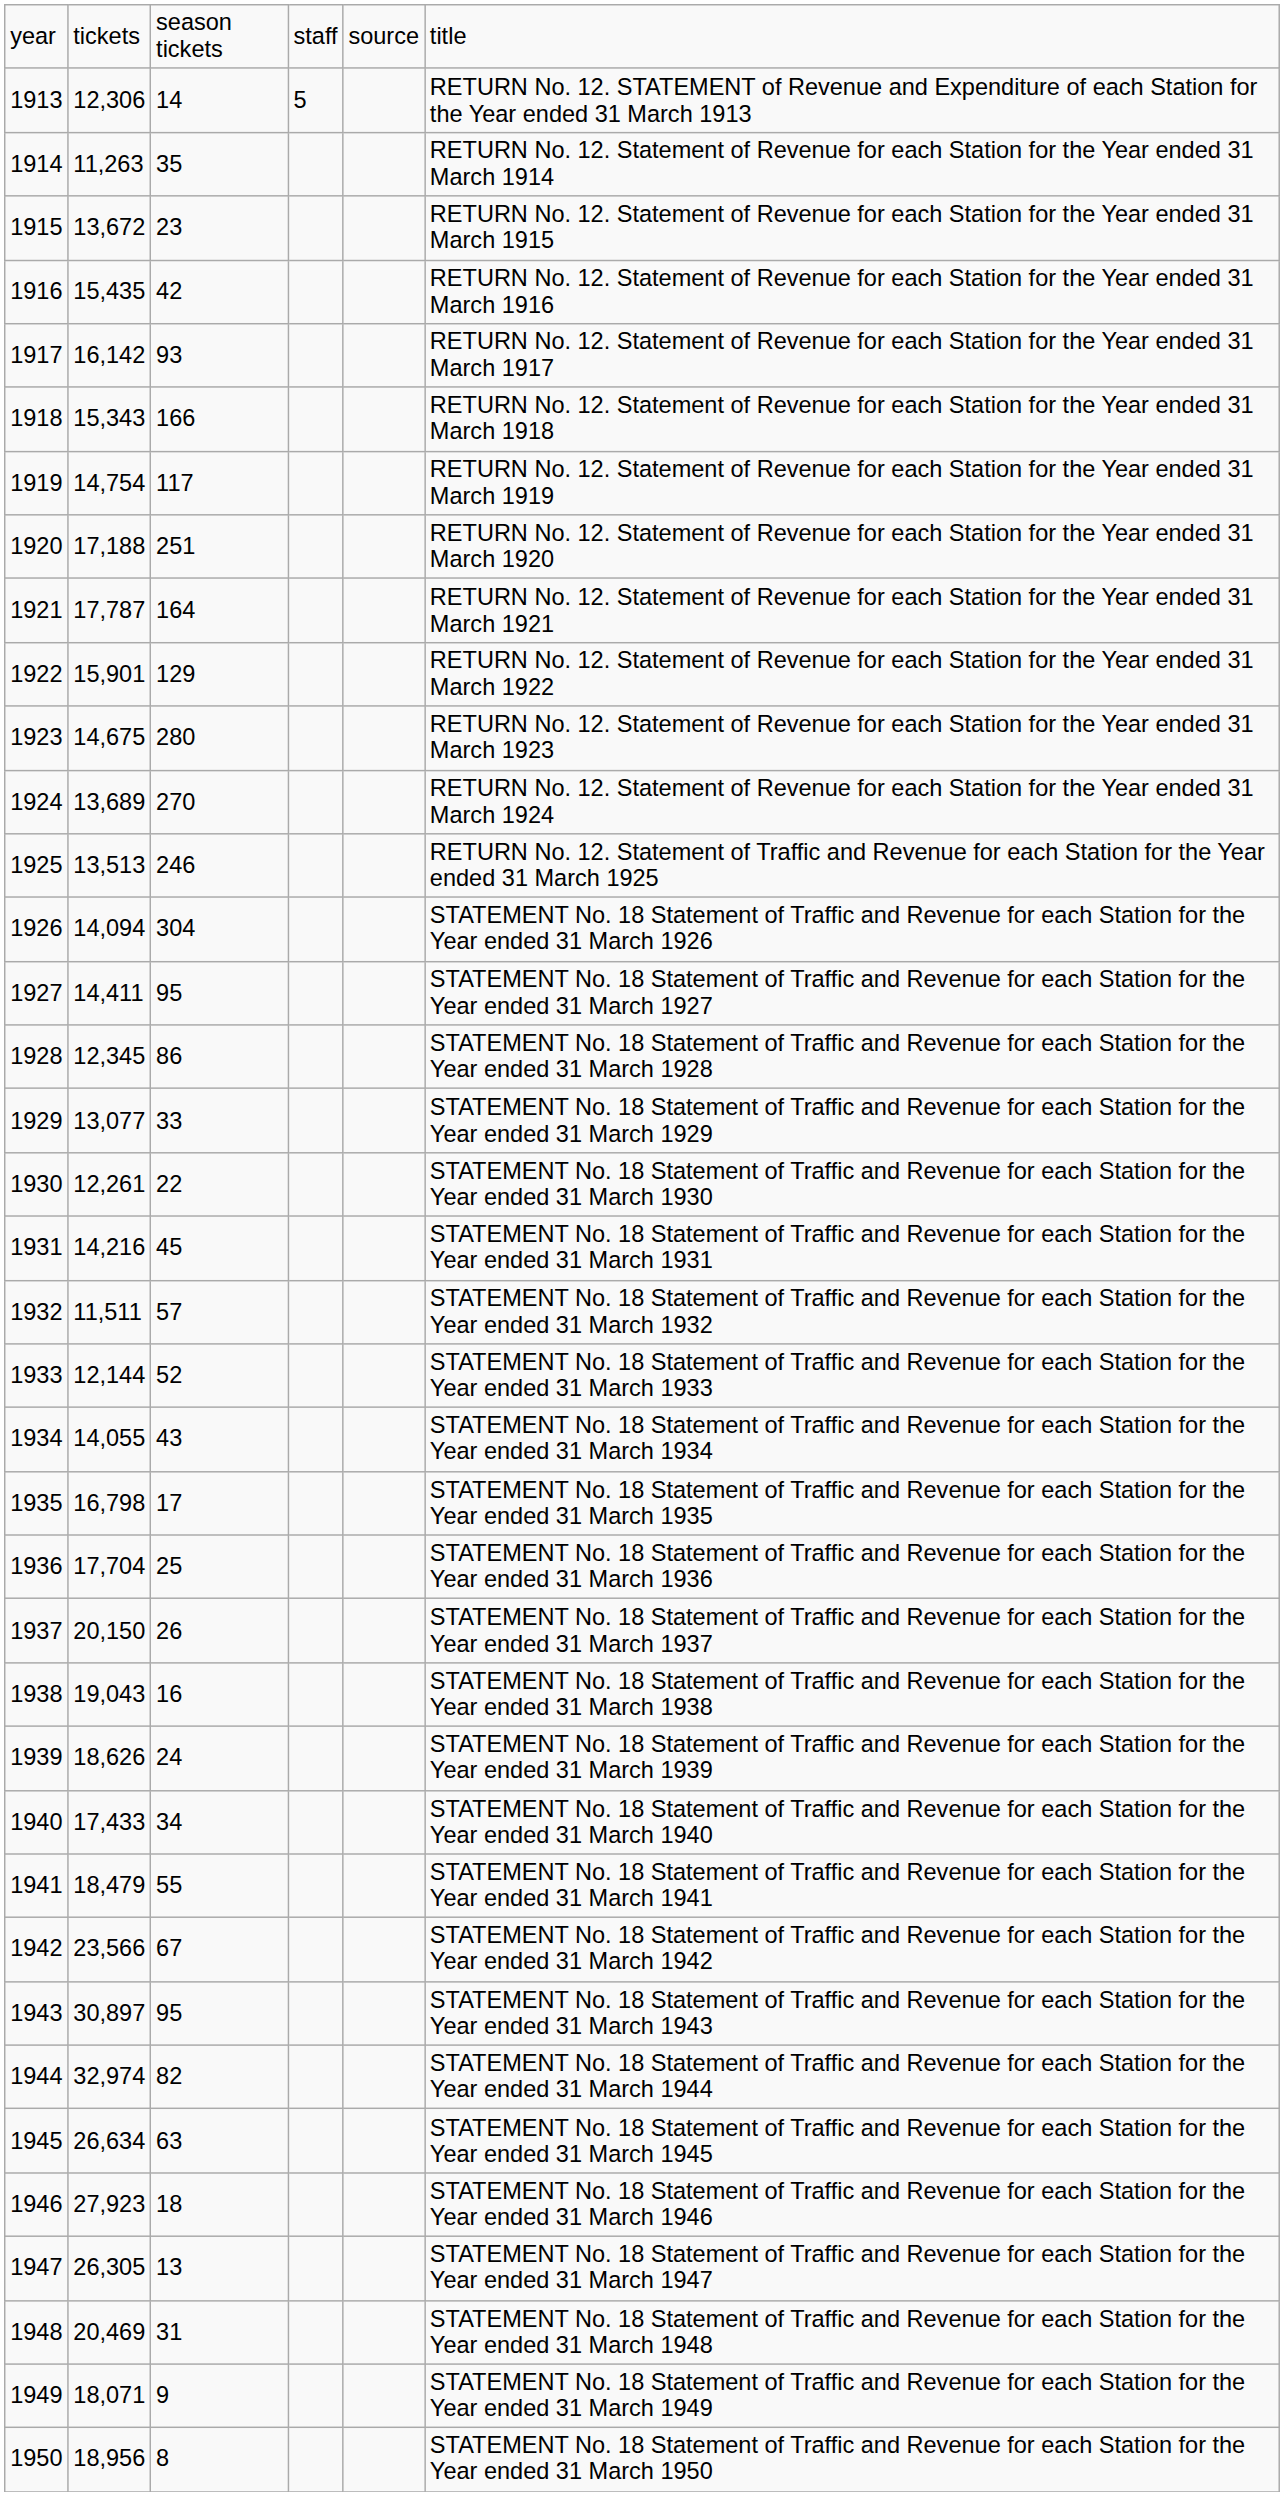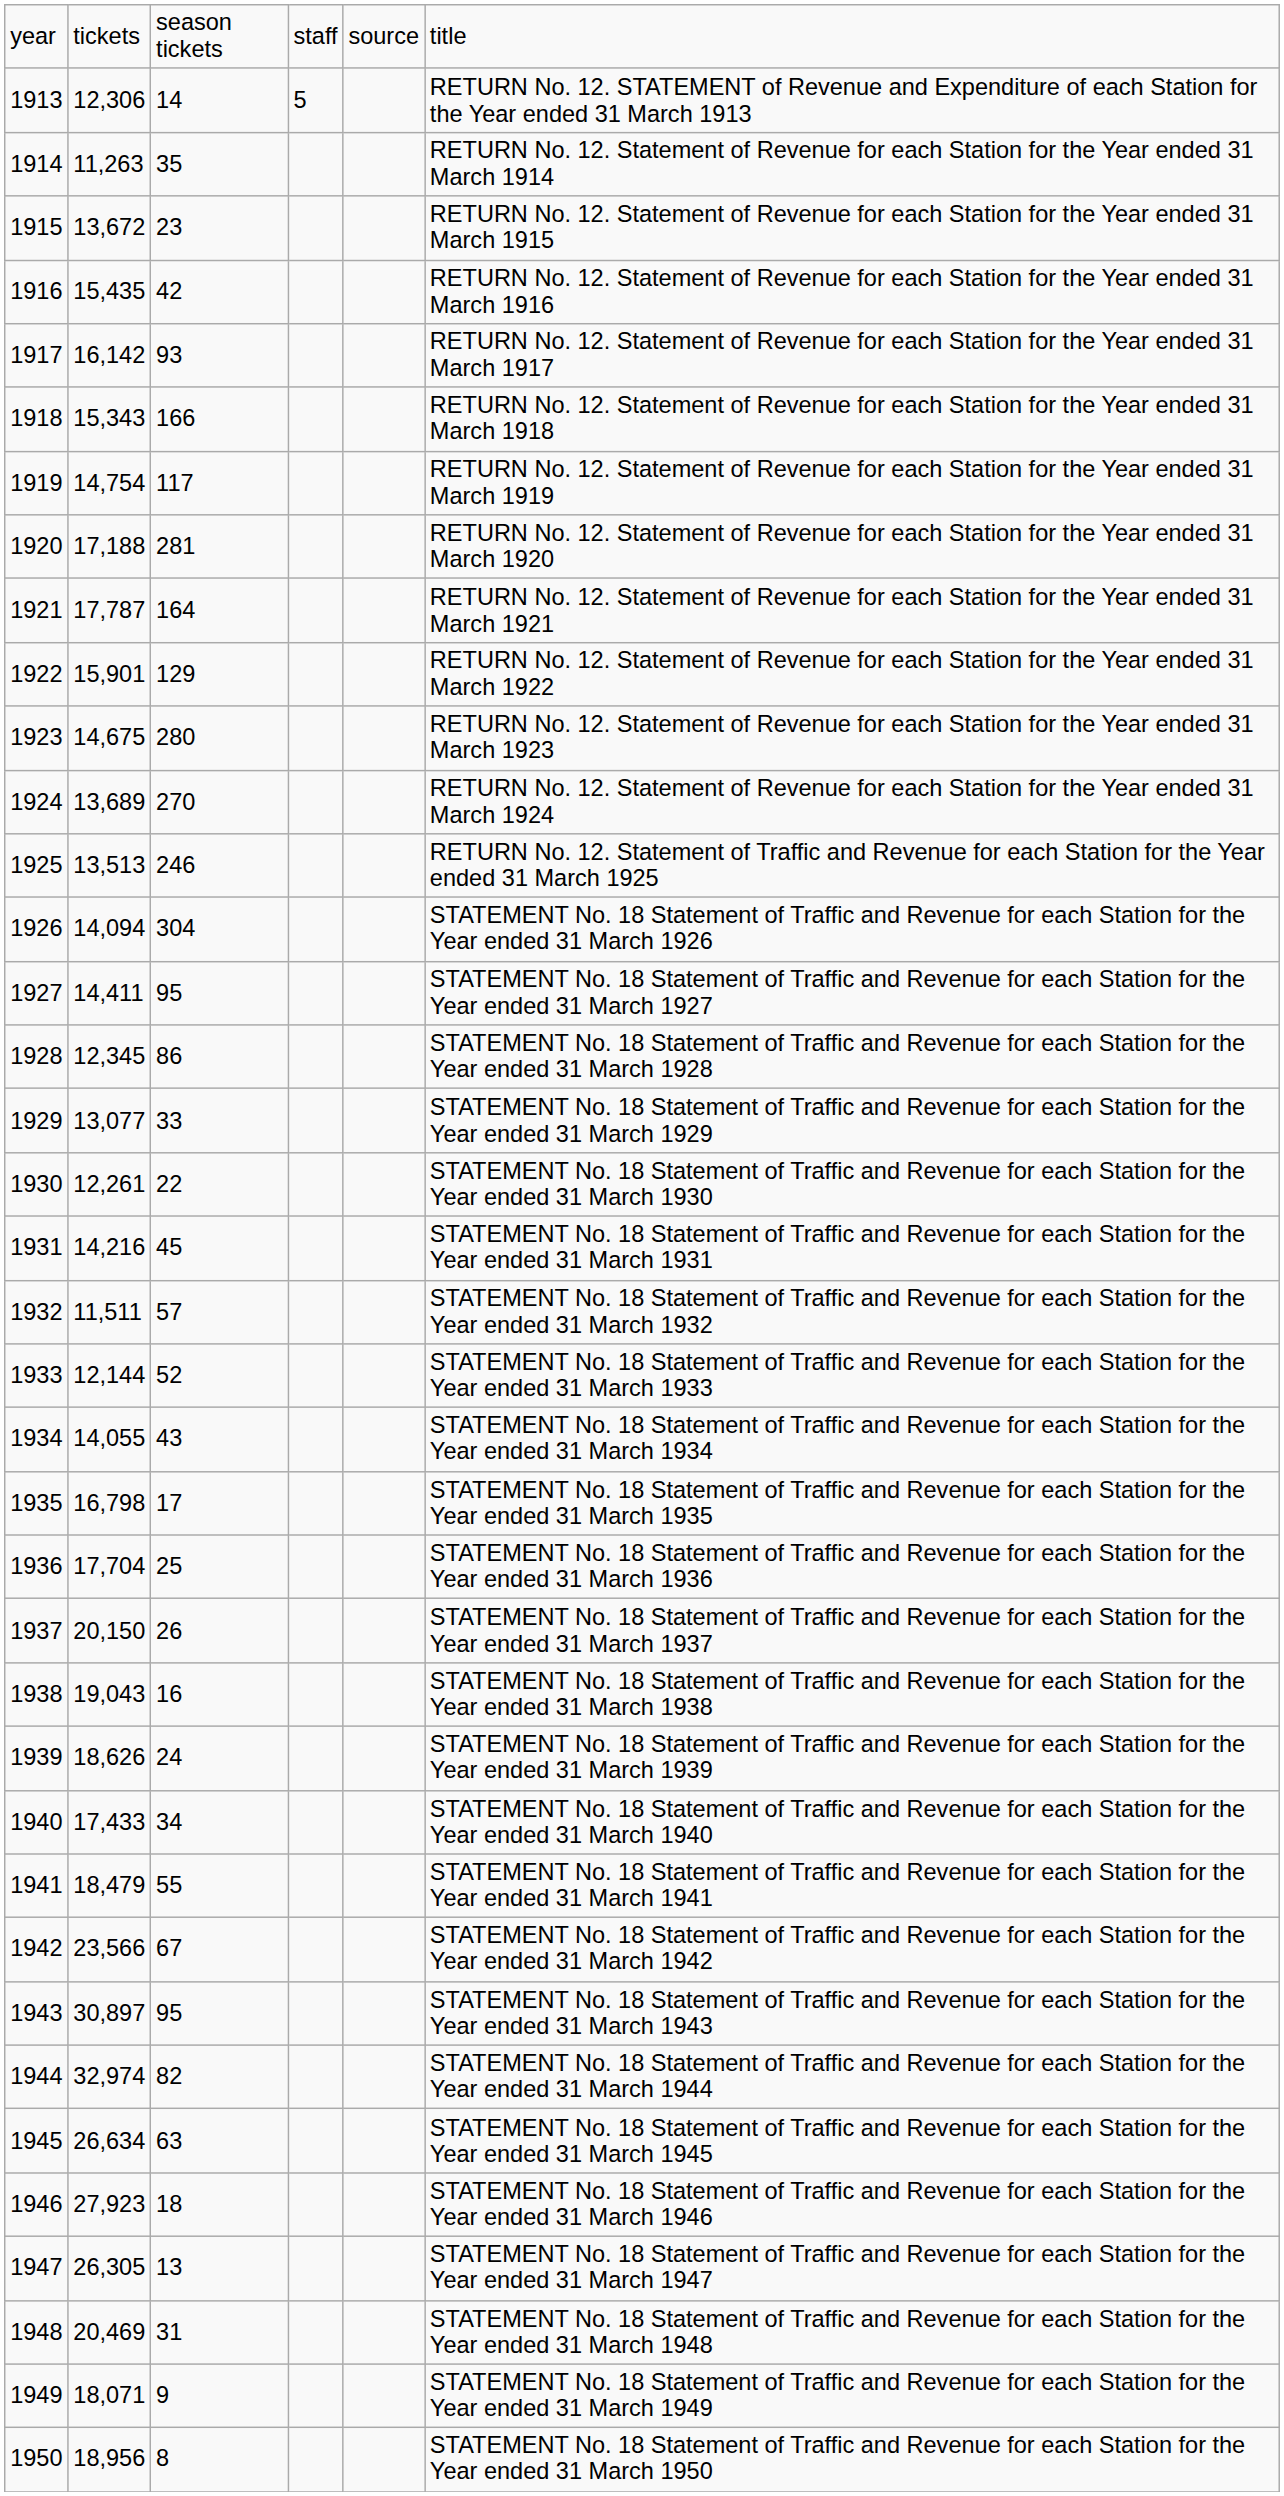(176, 546) 251 -> (176, 546) 281
